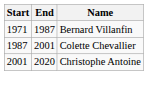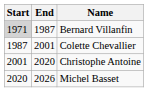(17, 29) no background -> (17, 29) lightgrey background
+ row: (89, 78)
